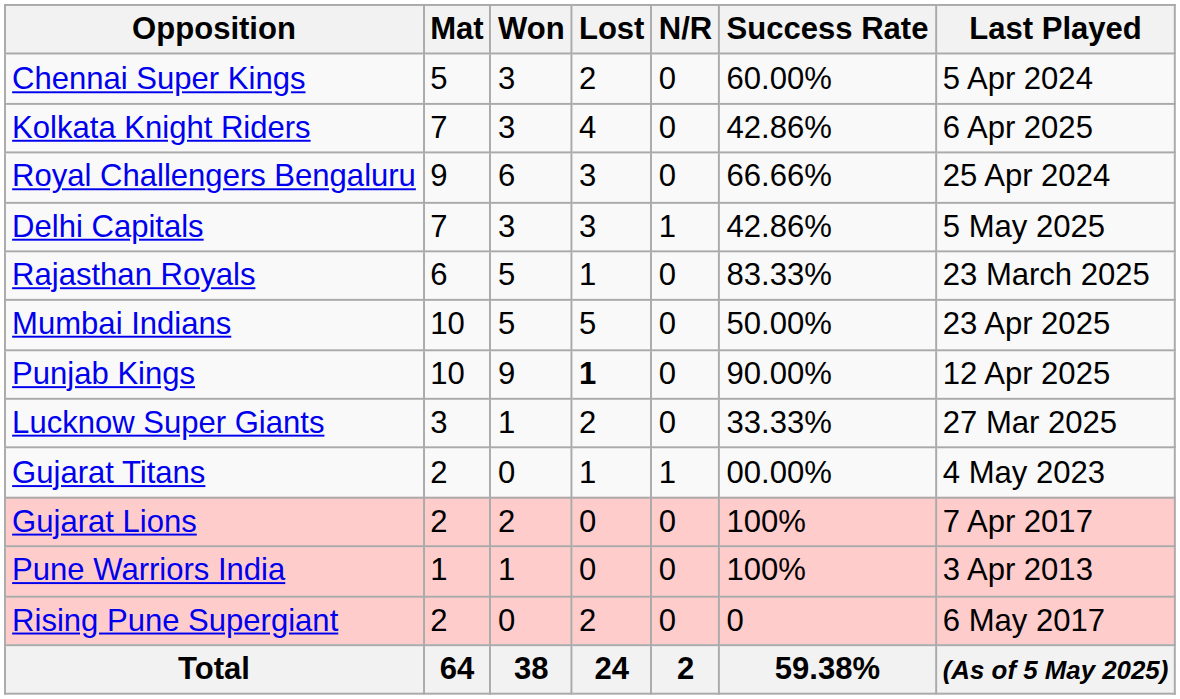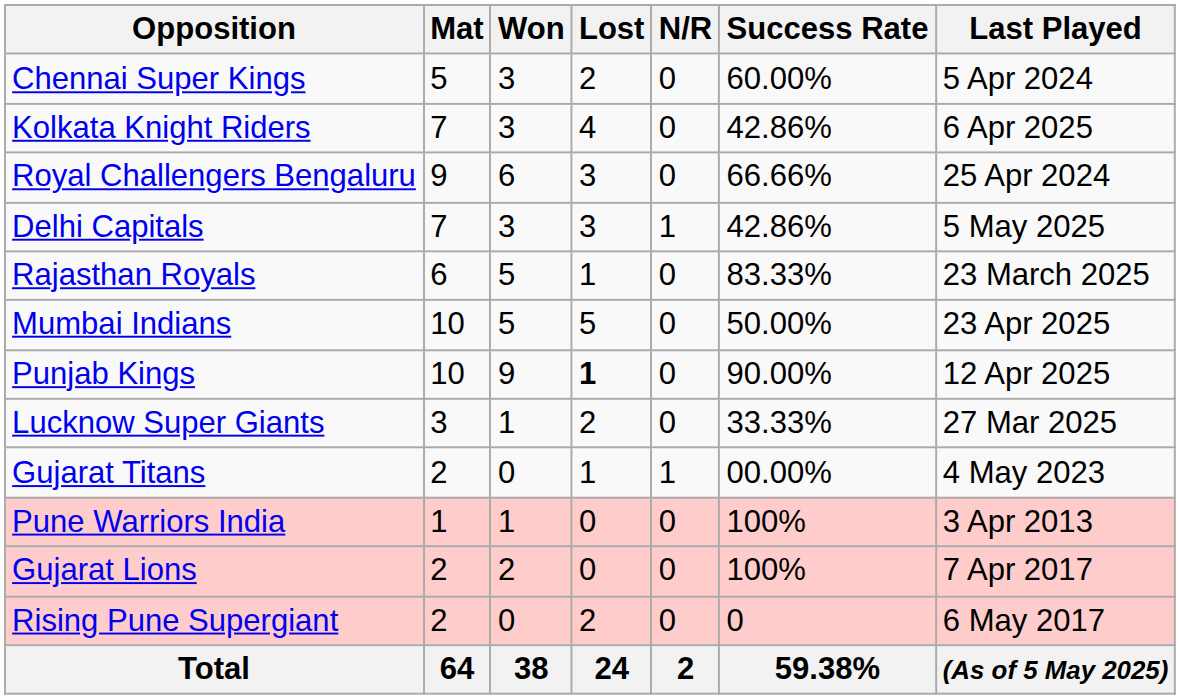rows swapped: (149, 570) <-> (104, 521)
